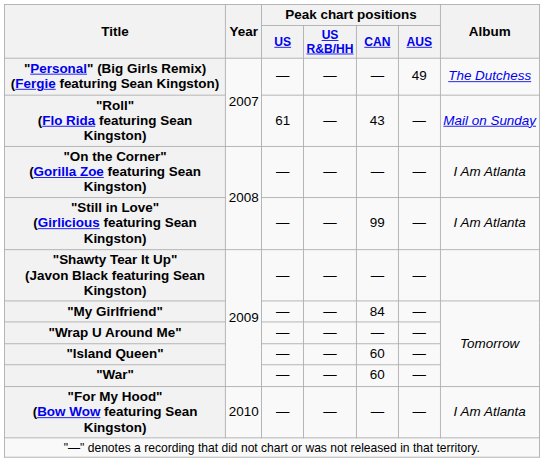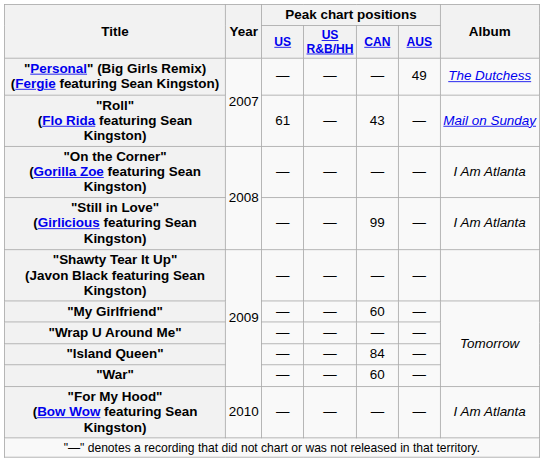(377, 311) 84 -> (377, 311) 60
(377, 354) 60 -> (377, 354) 84
